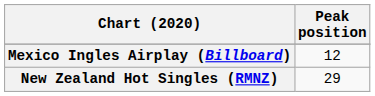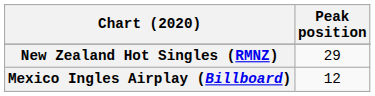rows swapped: (150, 56) <-> (150, 79)
